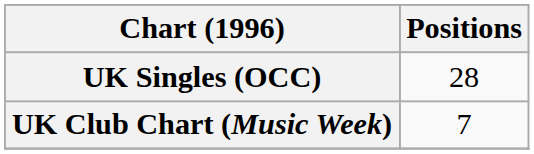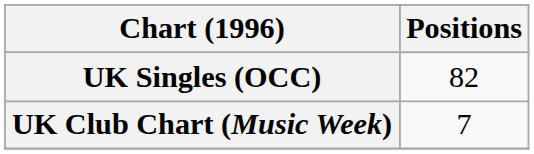(464, 76) 28 -> (464, 76) 82
